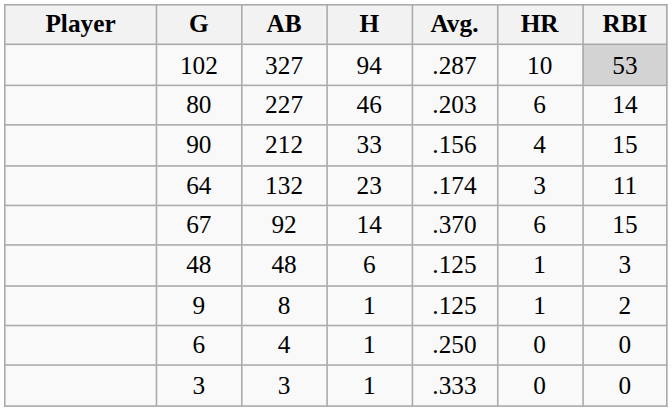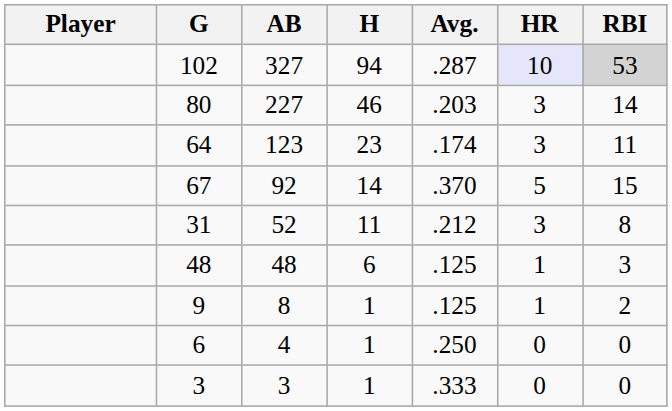(540, 64) no background -> (540, 64) lavender background
(540, 104) 6 -> (540, 104) 3
- row: (199, 144)
(284, 184) 132 -> (284, 144) 123
(540, 225) 6 -> (540, 184) 5
+ row: (199, 225)
